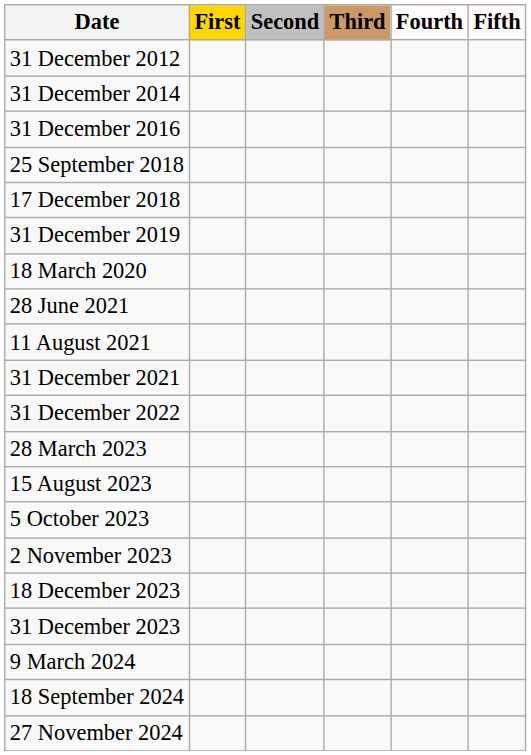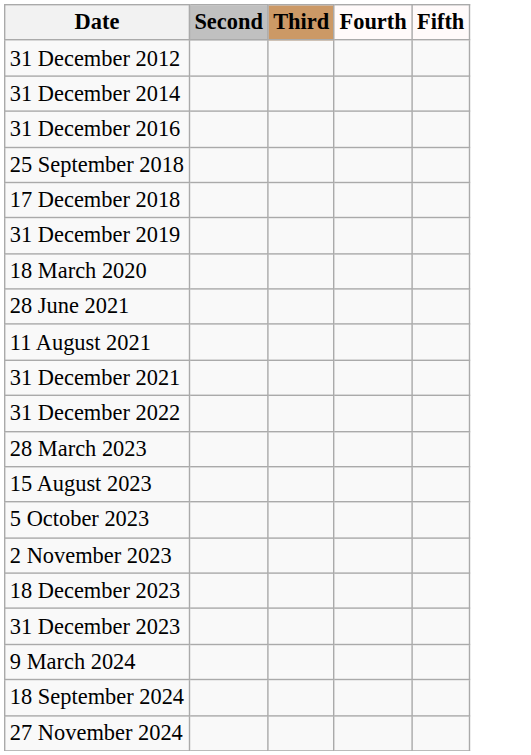- column: (217, 22)
